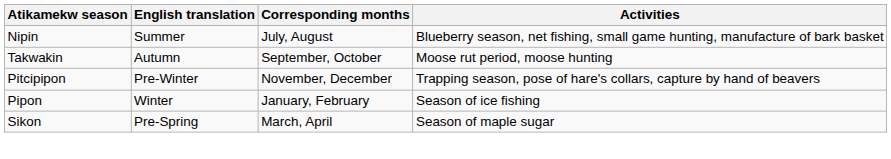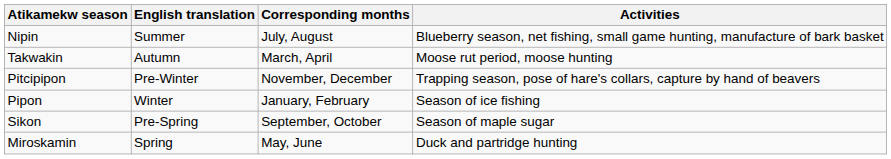(321, 57) September, October -> (297, 57) March, April
(297, 121) March, April -> (321, 121) September, October
+ row: (42, 143)
